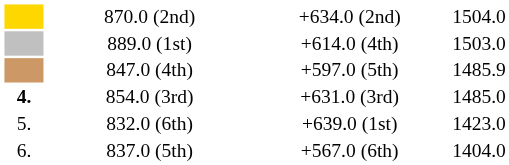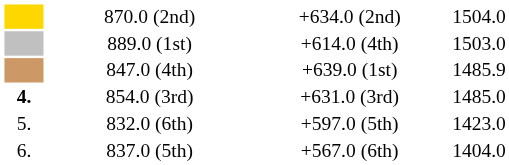(350, 70) +597.0 (5th) -> (350, 70) +639.0 (1st)
(350, 123) +639.0 (1st) -> (350, 123) +597.0 (5th)
